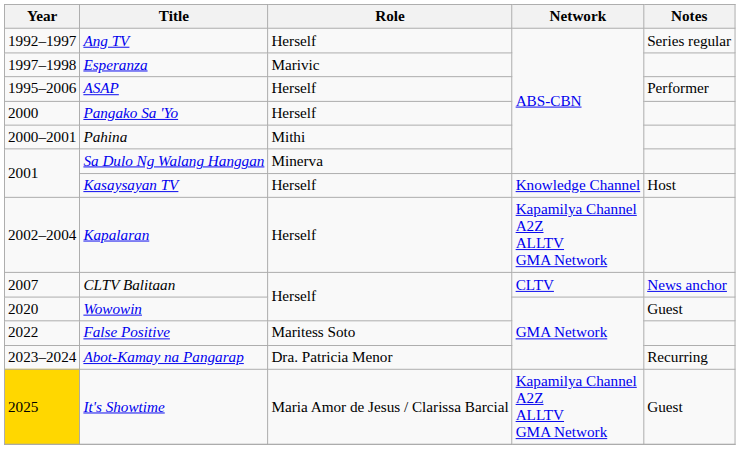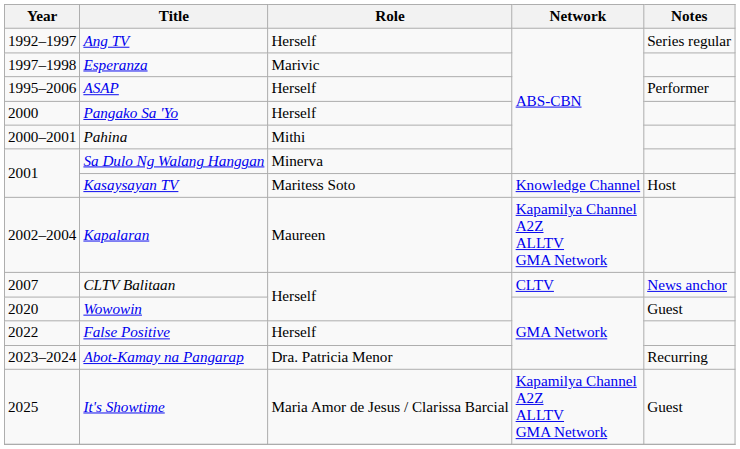(294, 185) Herself -> (313, 185) Maritess Soto
(294, 235) Herself -> (298, 235) Maureen
(313, 333) Maritess Soto -> (294, 333) Herself
(23, 406) gold background -> (23, 406) no background
